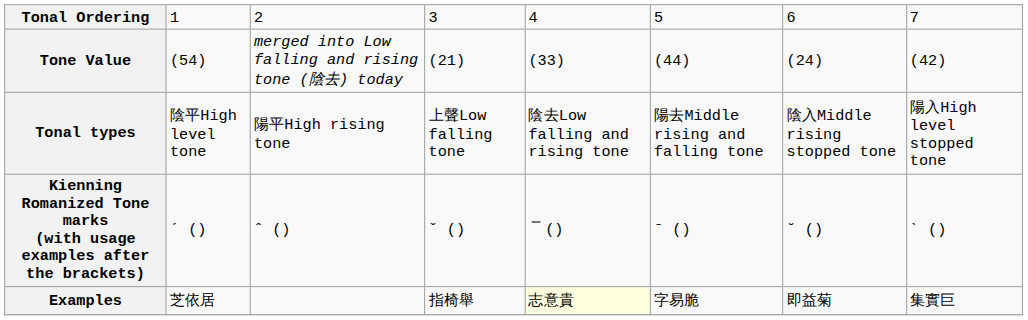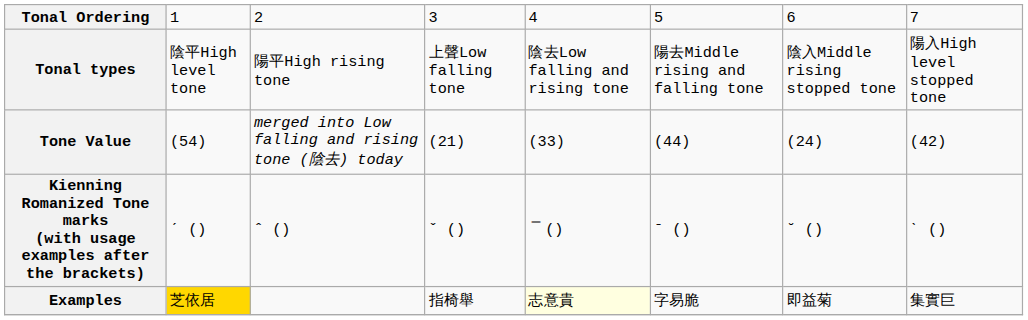rows swapped: (85, 133) <-> (85, 61)
(193, 301) no background -> (193, 301) gold background
